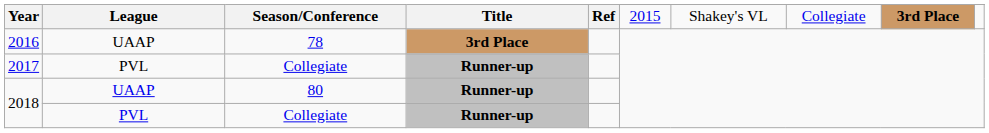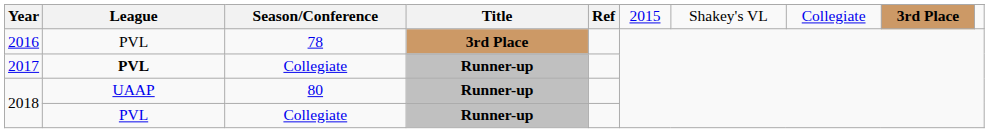(134, 41) UAAP -> (134, 41) PVL
(134, 66) normal -> (134, 66) bold
